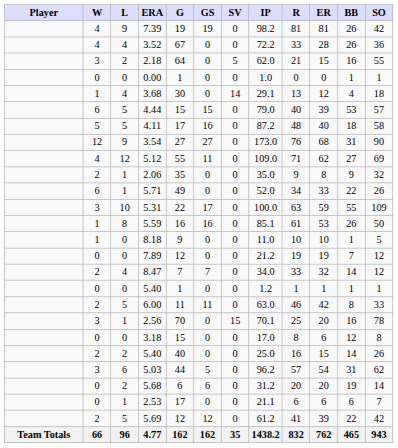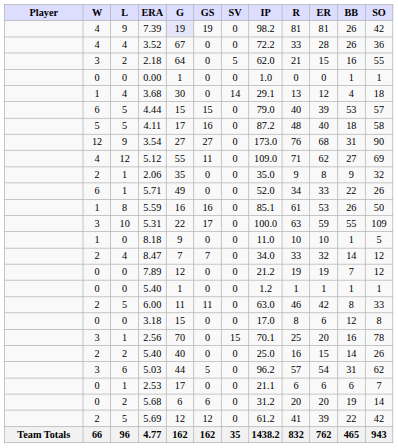(180, 28) no background -> (180, 28) lavender background
rows swapped: (125, 223) <-> (125, 207)
rows swapped: (125, 256) <-> (125, 272)
rows swapped: (125, 337) <-> (125, 321)
rows swapped: (125, 386) <-> (125, 402)
